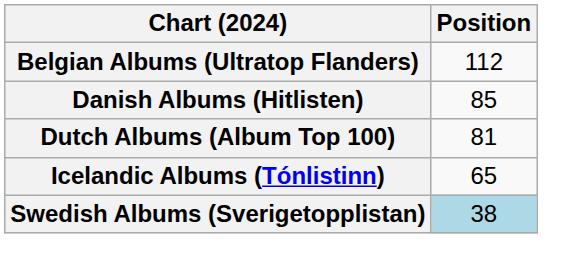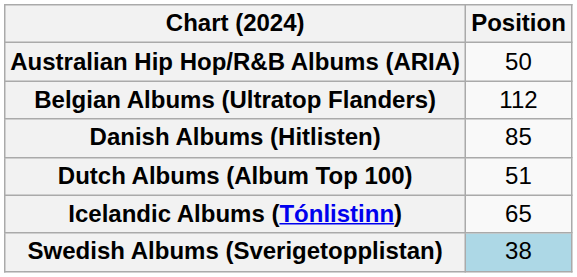+ row: (235, 61)
(484, 137) 81 -> (518, 175) 51
